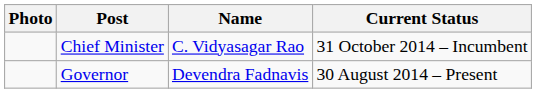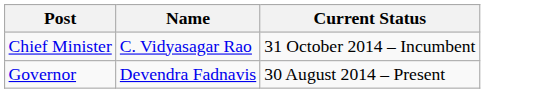- column: (31, 18)
